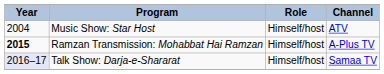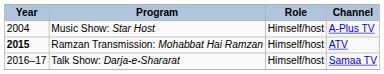(338, 28) ATV -> (352, 28) A-Plus TV
(352, 45) A-Plus TV -> (338, 45) ATV
(27, 61) lavender background -> (27, 61) no background
